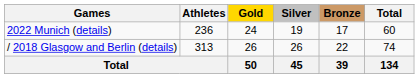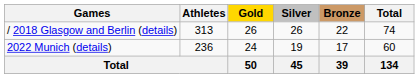rows swapped: (92, 48) <-> (59, 31)
